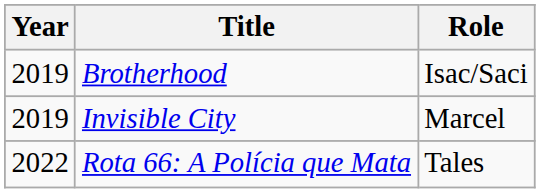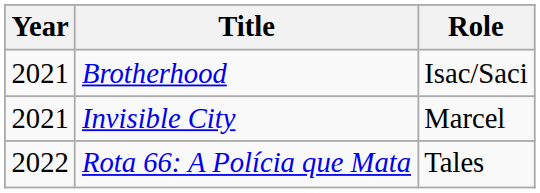(40, 72) 2019 -> (40, 72) 2021
(40, 118) 2019 -> (40, 118) 2021
